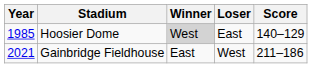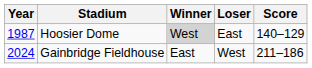(21, 33) 1985 -> (21, 33) 1987
(21, 53) 2021 -> (21, 53) 2024
